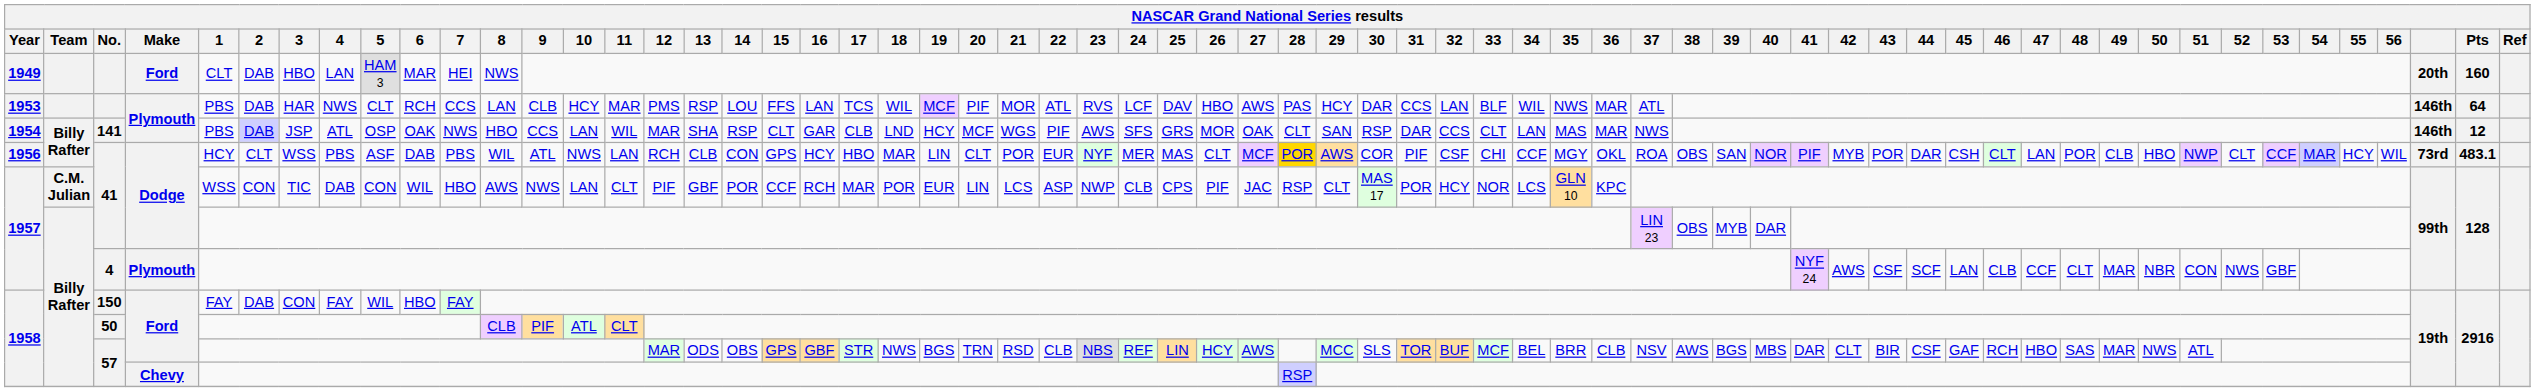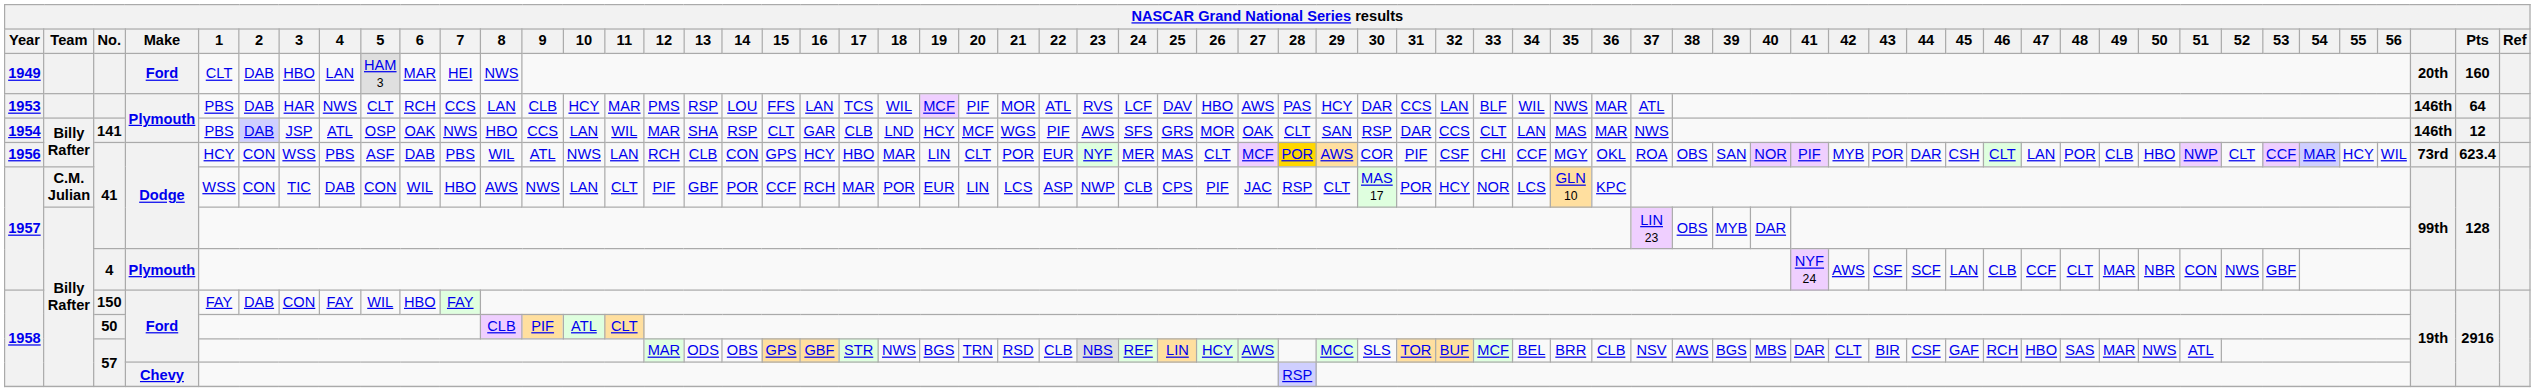(259, 154) CLT -> (259, 154) CON
(2478, 154) 483.1 -> (2478, 154) 623.4
